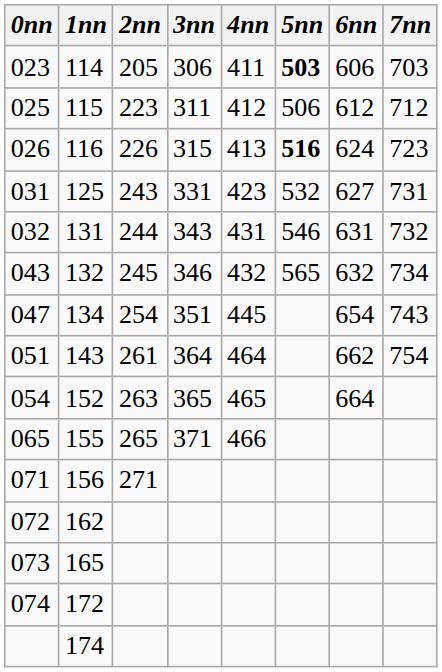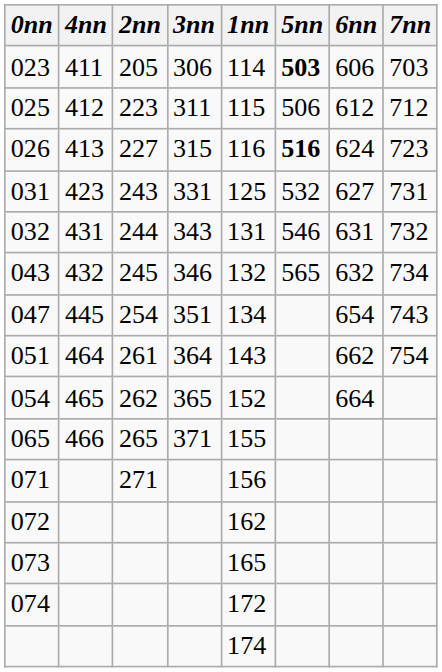columns swapped: (86, 25) <-> (248, 25)
(139, 149) 226 -> (139, 149) 227
(139, 397) 263 -> (139, 397) 262
